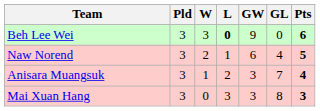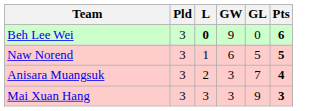- column: (206, 14)
(279, 55) 4 -> (257, 55) 5
(279, 95) 8 -> (257, 95) 9
